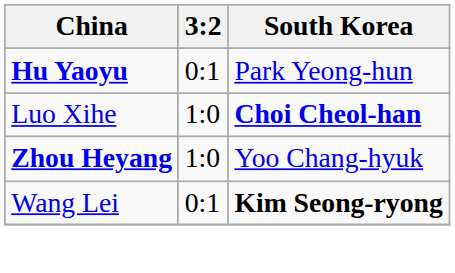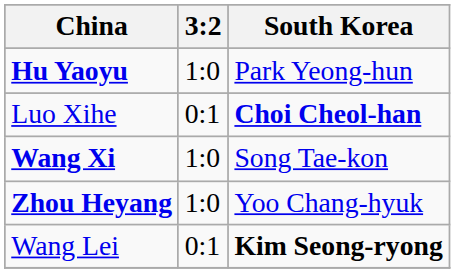(202, 70) 0:1 -> (202, 70) 1:0
(202, 114) 1:0 -> (202, 114) 0:1
+ row: (63, 158)
